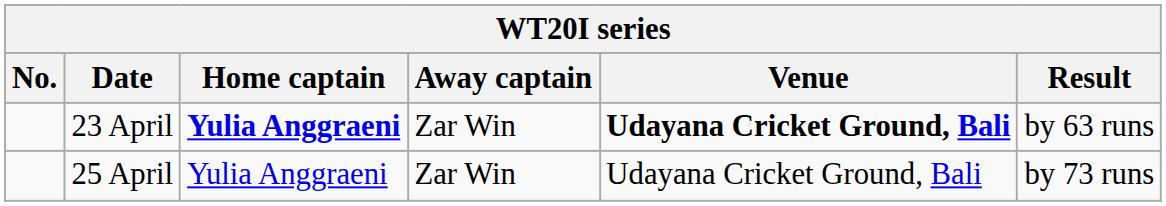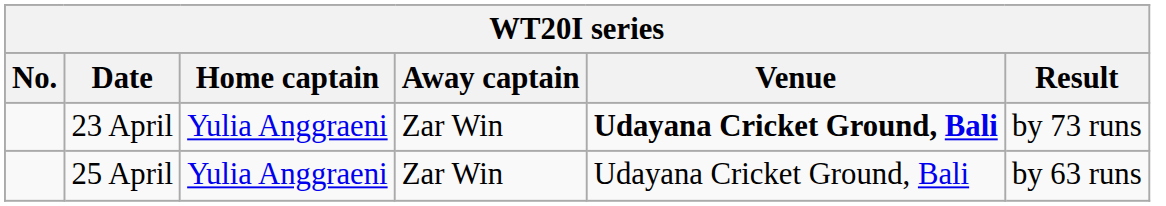(294, 126) bold -> (287, 126) normal
(1089, 126) by 63 runs -> (1077, 126) by 73 runs
(1089, 175) by 73 runs -> (1077, 175) by 63 runs
